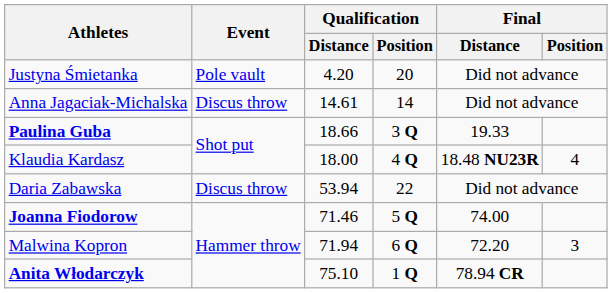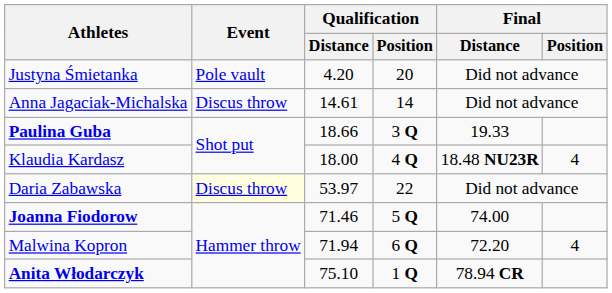(241, 188) no background -> (241, 188) lightyellow background
(339, 188) 53.94 -> (339, 188) 53.97
(575, 245) 3 -> (575, 245) 4
